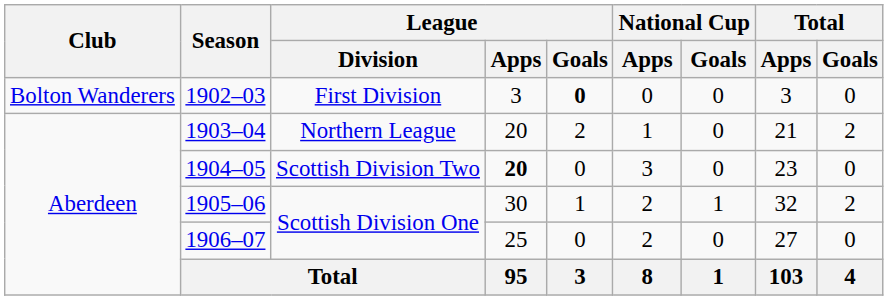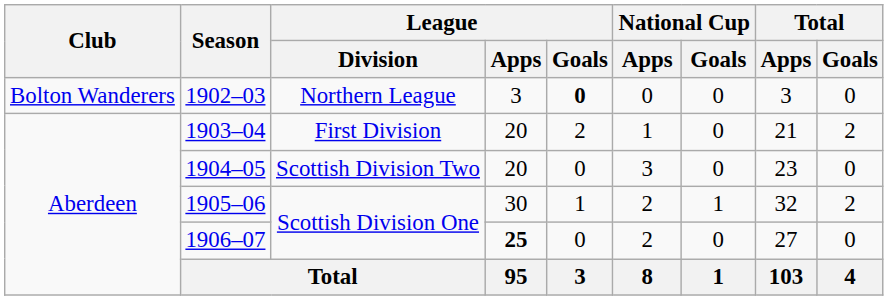(378, 95) First Division -> (378, 95) Northern League
(378, 131) Northern League -> (378, 131) First Division
(516, 167) bold -> (516, 167) normal
(516, 240) normal -> (516, 240) bold
